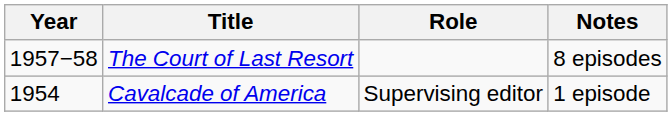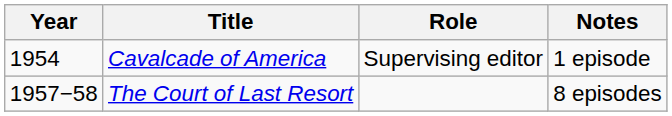rows swapped: (217, 93) <-> (231, 57)
